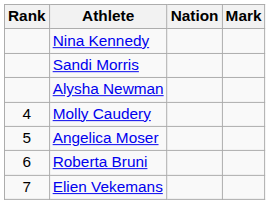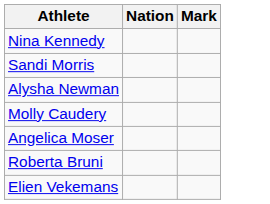- column: (27, 16)
